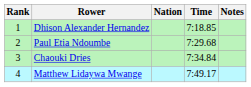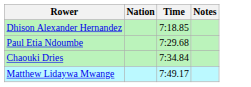- column: (18, 12)
